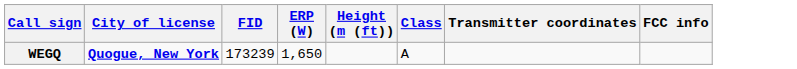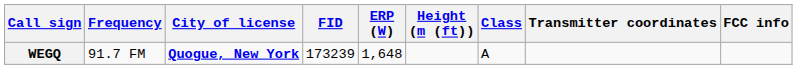+ column: (125, 24)
(302, 54) 1,650 -> (382, 54) 1,648
